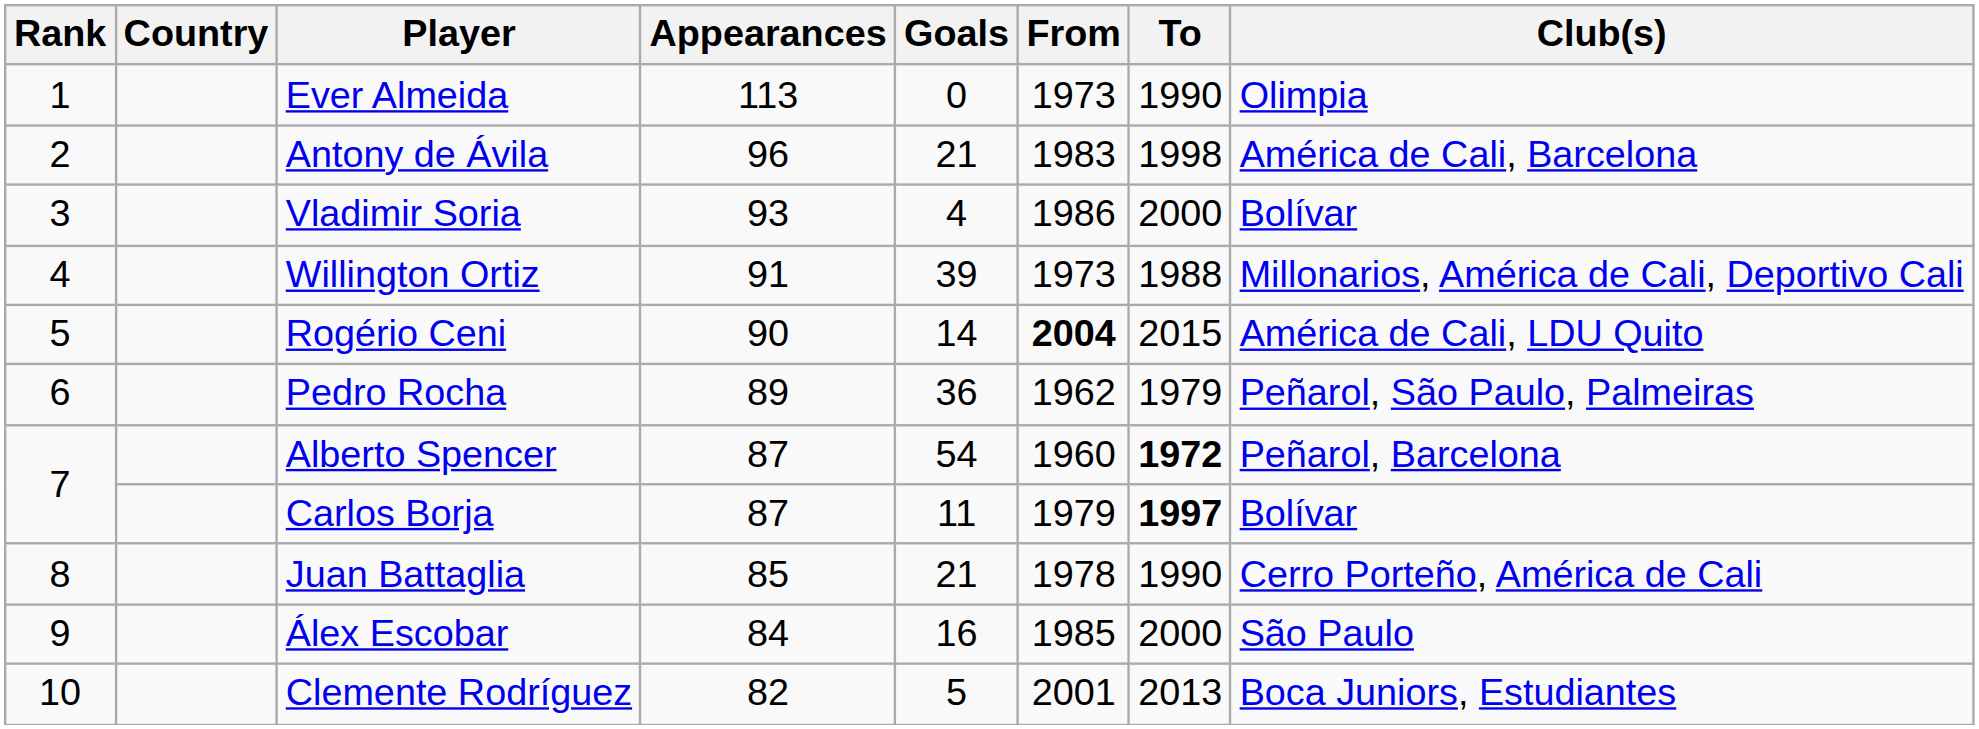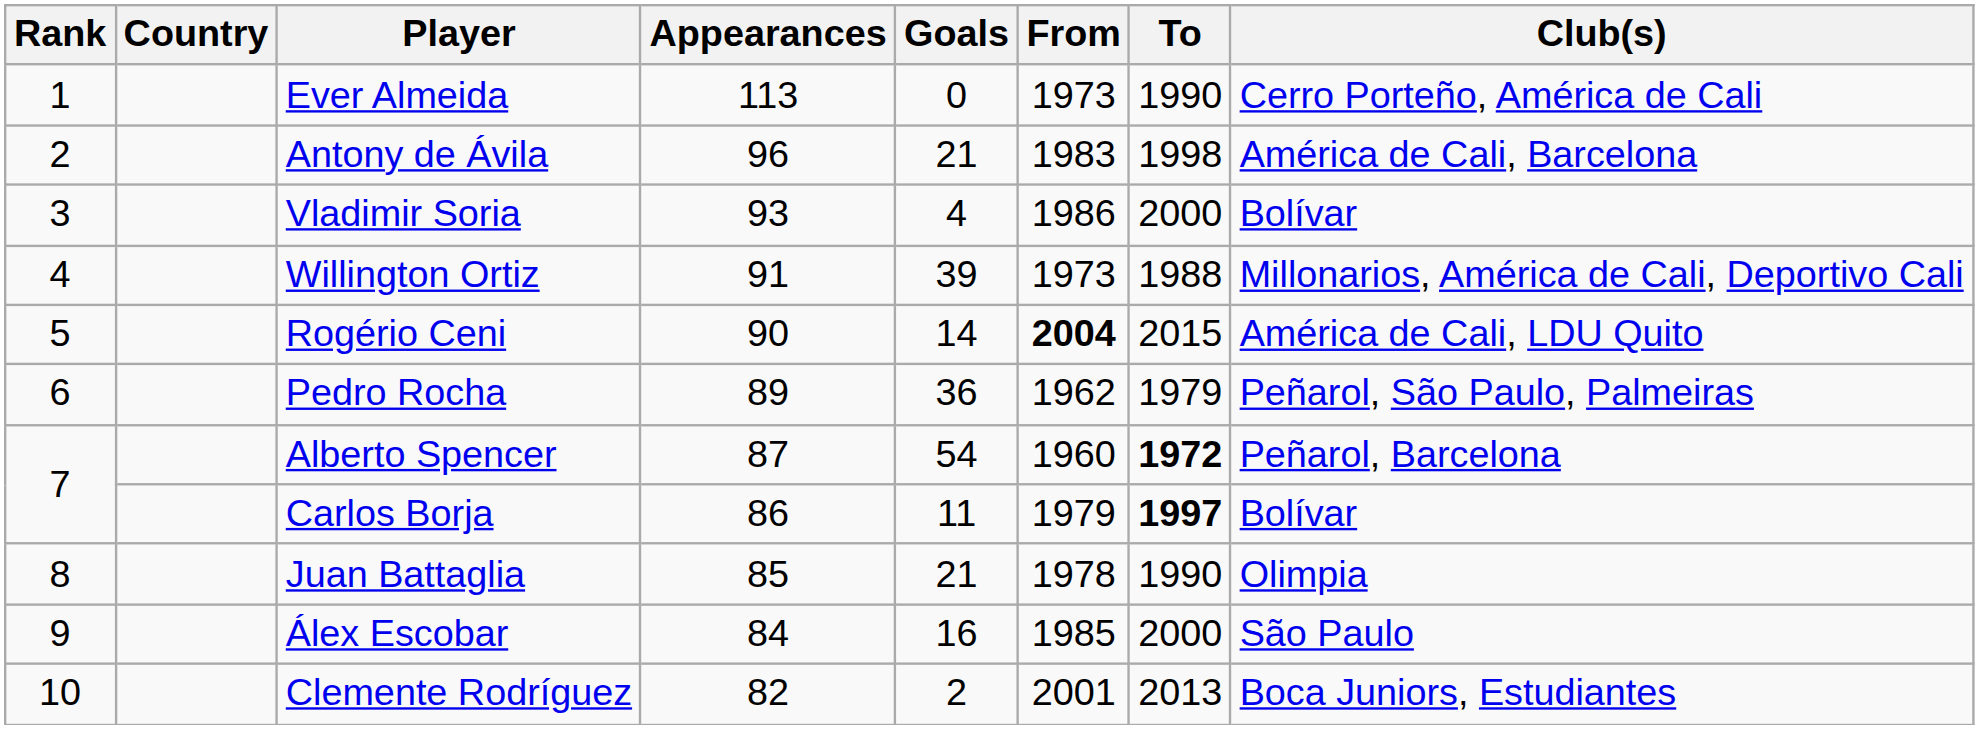(1304, 94) Olimpia -> (1501, 94) Cerro Porteño, América de Cali
(768, 513) 87 -> (768, 513) 86
(1501, 573) Cerro Porteño, América de Cali -> (1304, 573) Olimpia
(957, 693) 5 -> (957, 693) 2
